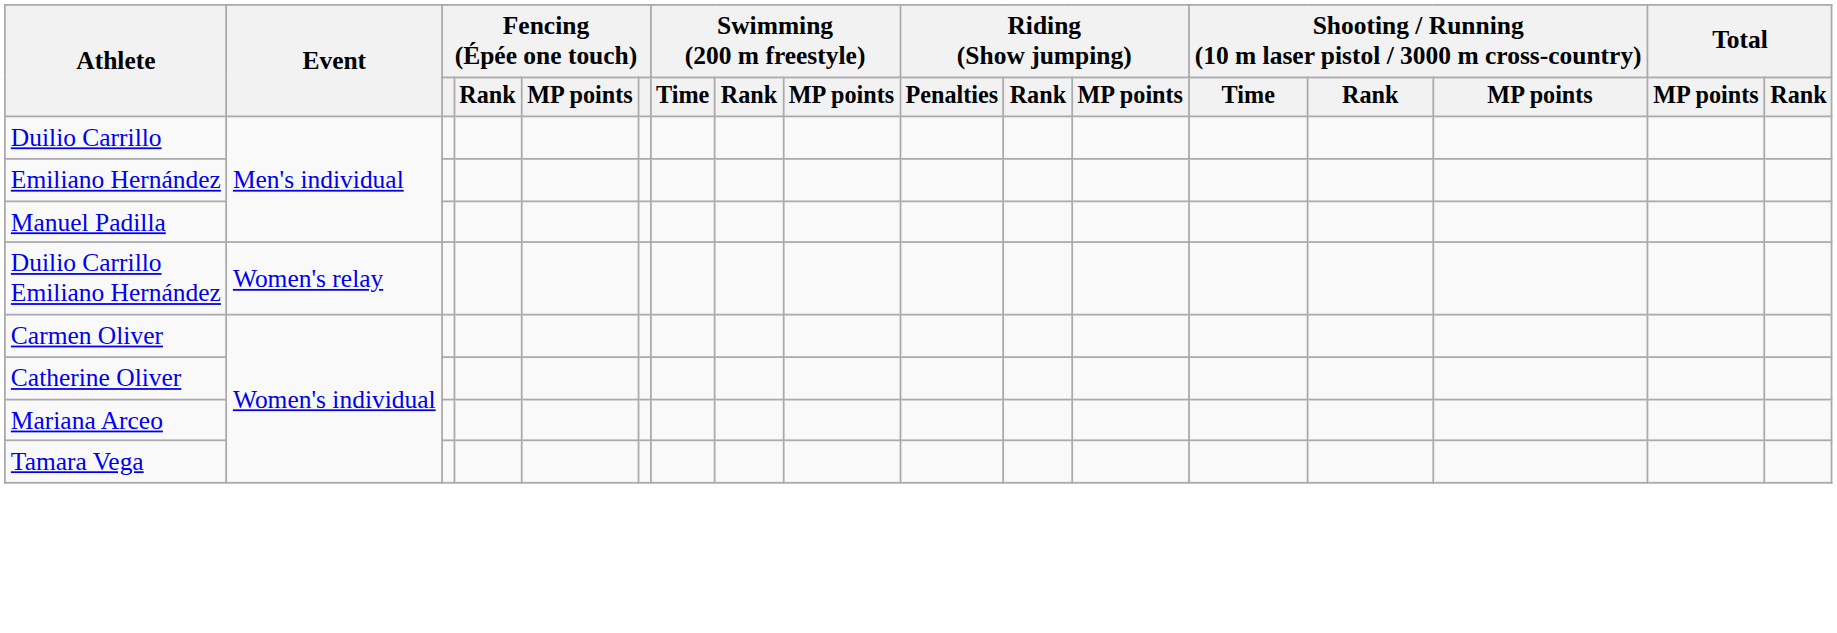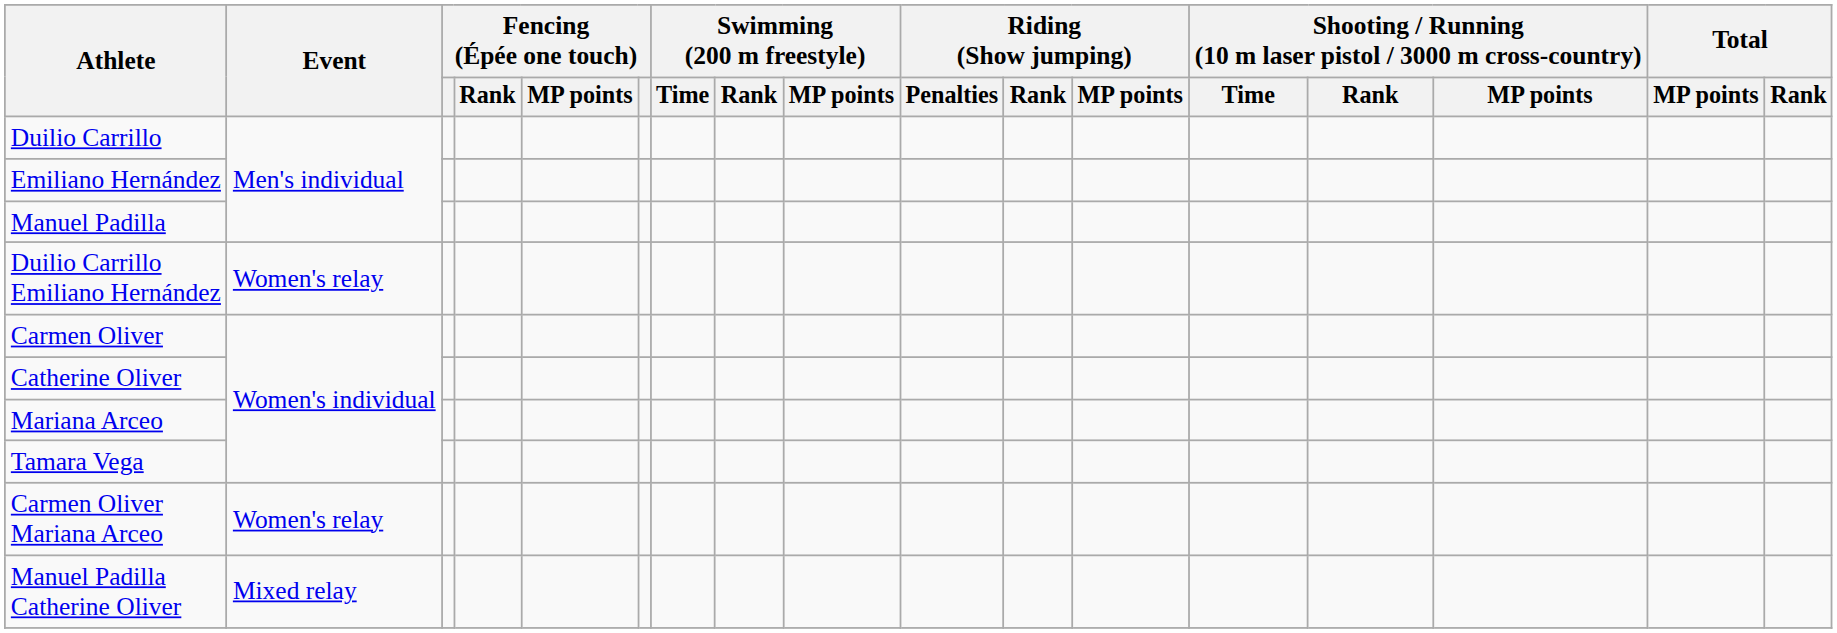+ row: (87, 519)
+ row: (96, 591)
